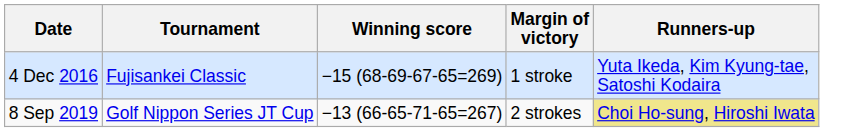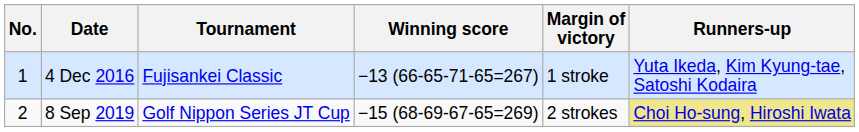+ column: (23, 28)
(412, 76) −15 (68-69-67-65=269) -> (448, 76) −13 (66-65-71-65=267)
(412, 113) −13 (66-65-71-65=267) -> (448, 113) −15 (68-69-67-65=269)
